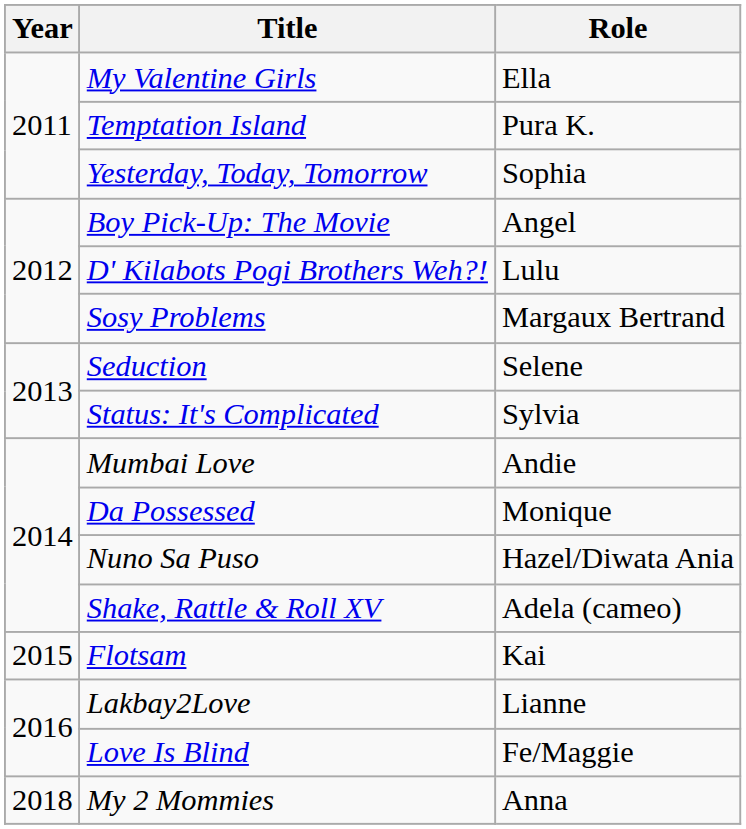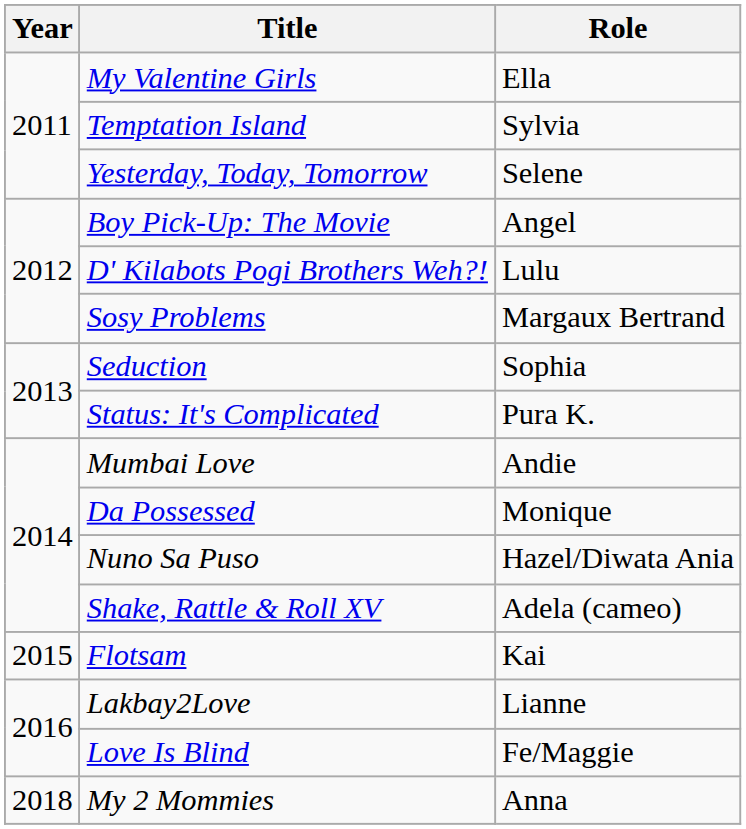(548, 125) Pura K. -> (541, 125) Sylvia
(544, 173) Sophia -> (542, 173) Selene
(542, 366) Selene -> (544, 366) Sophia
(541, 414) Sylvia -> (548, 414) Pura K.
